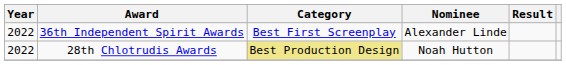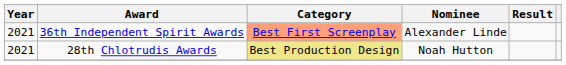(21, 32) 2022 -> (21, 32) 2021
(324, 32) no background -> (324, 32) lightsalmon background
(21, 51) 2022 -> (21, 51) 2021
